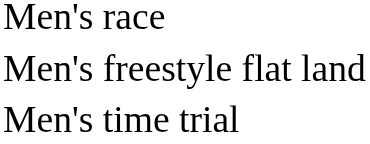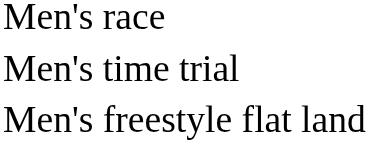rows swapped: (121, 119) <-> (184, 68)
